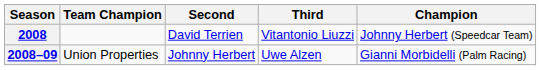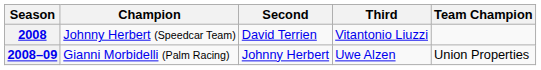columns swapped: (446, 14) <-> (113, 14)
